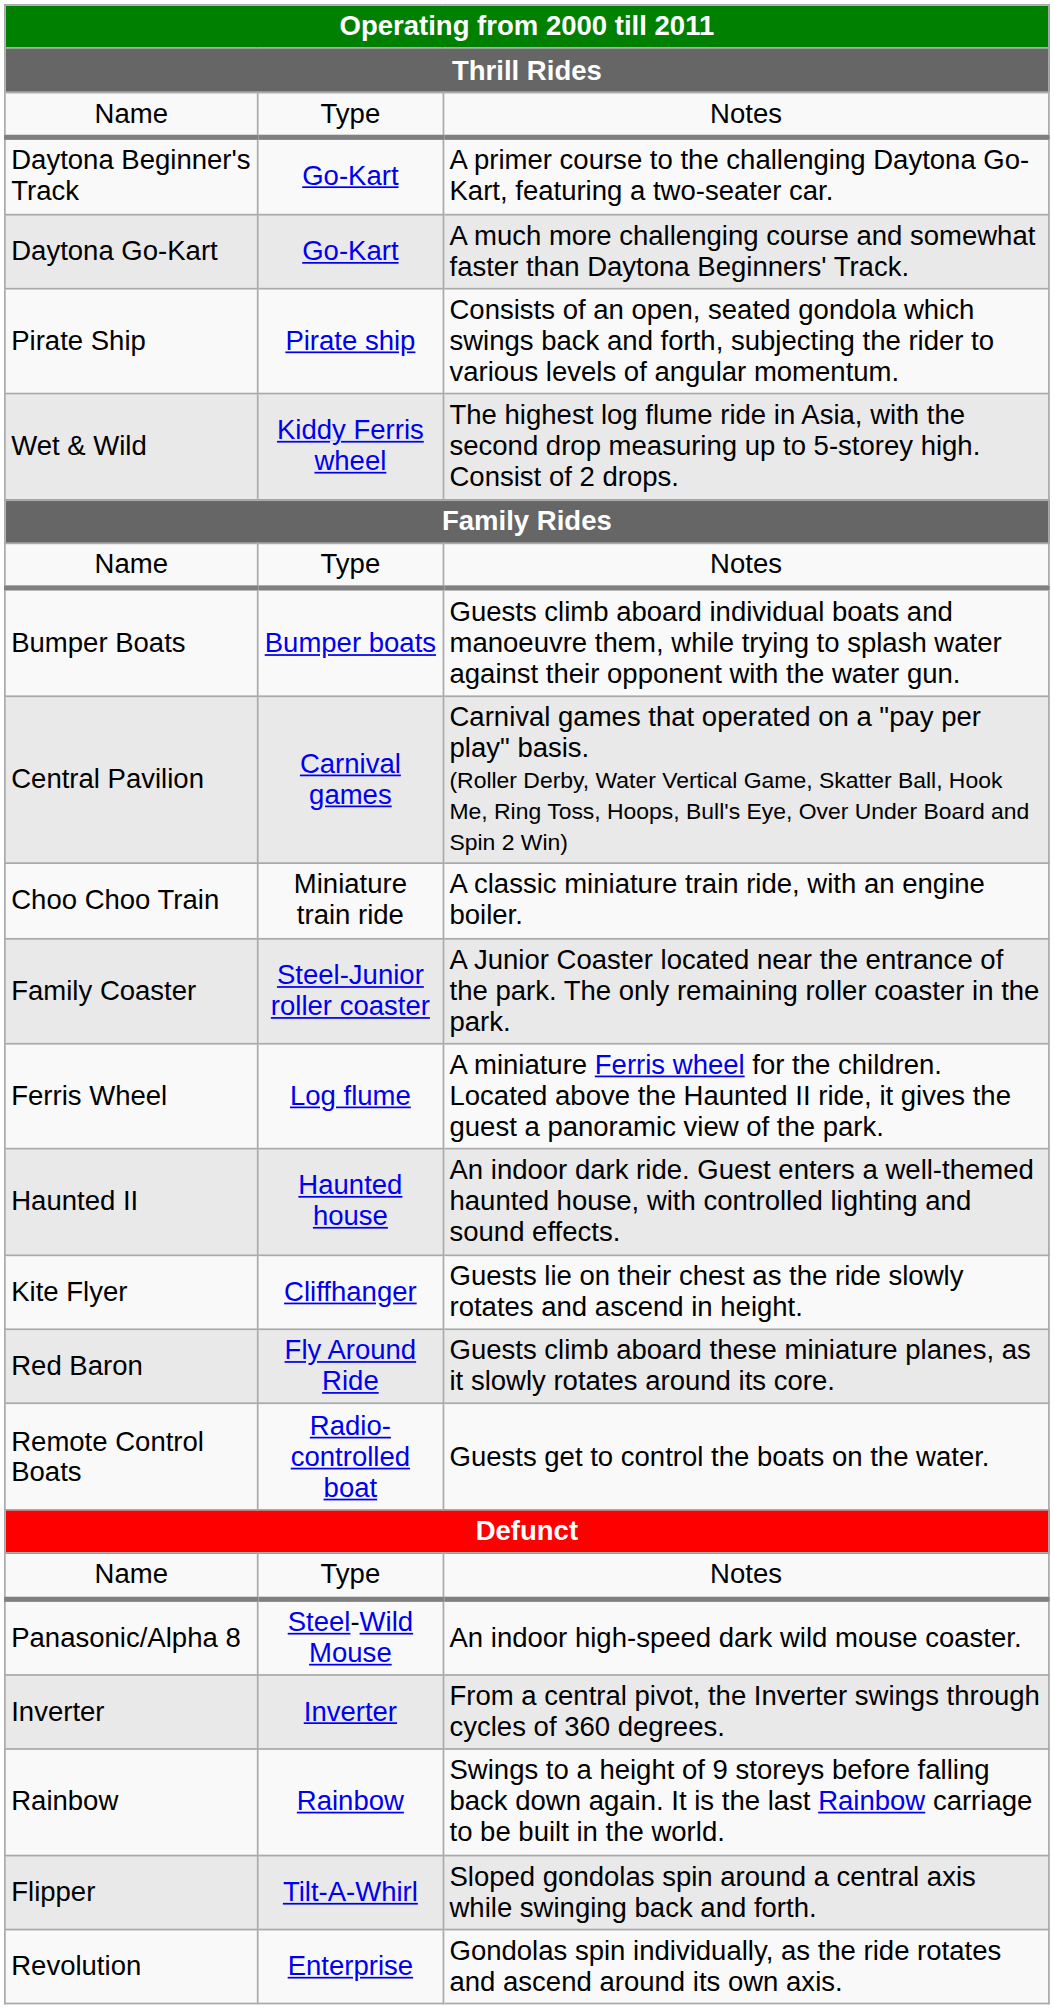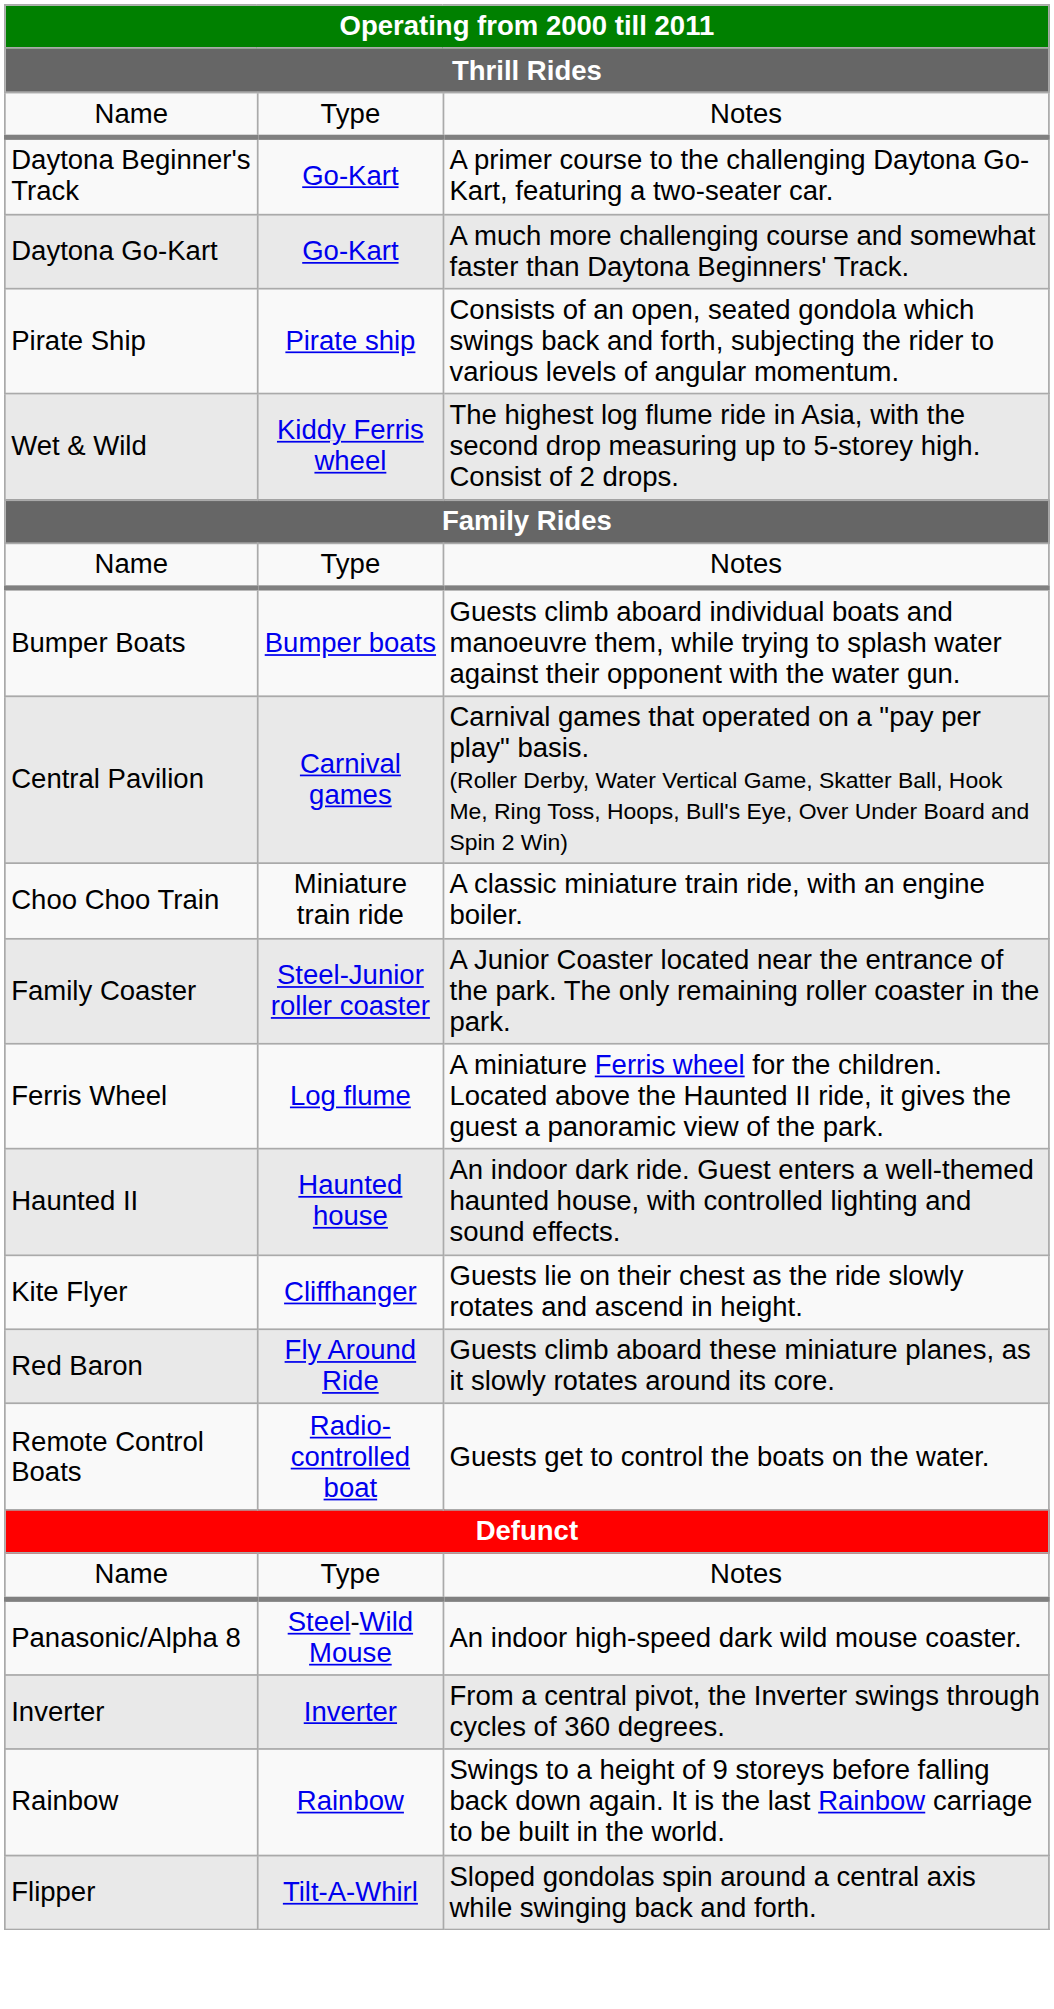- row: (76, 1966)
